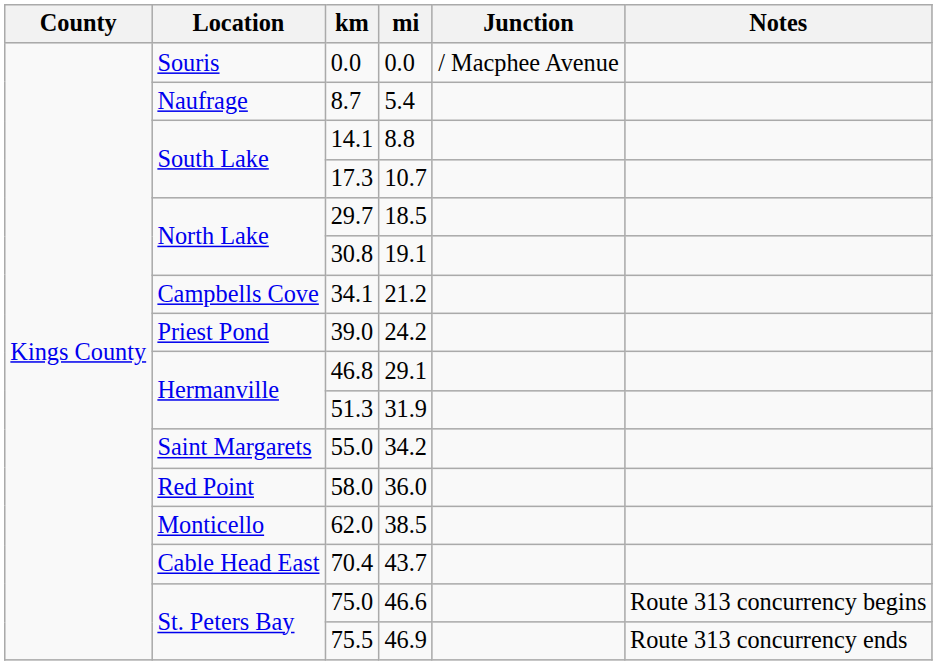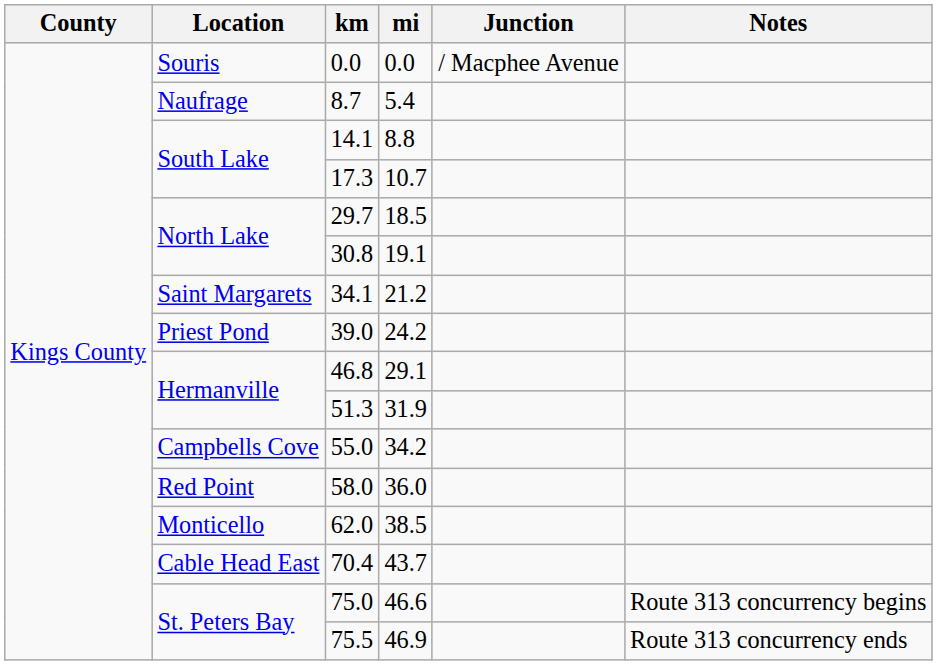(238, 293) Campbells Cove -> (234, 293) Saint Margarets
(234, 448) Saint Margarets -> (238, 448) Campbells Cove
